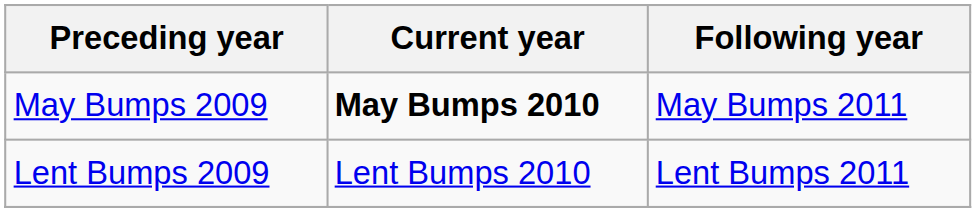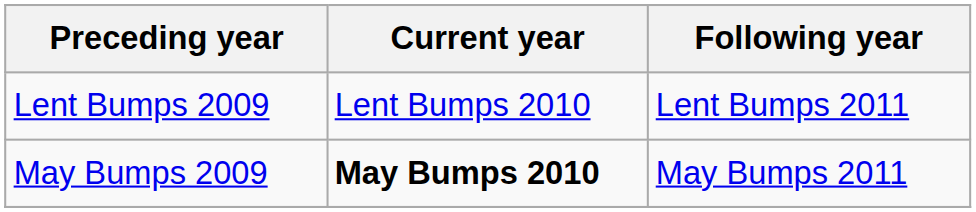rows swapped: (141, 105) <-> (142, 172)
